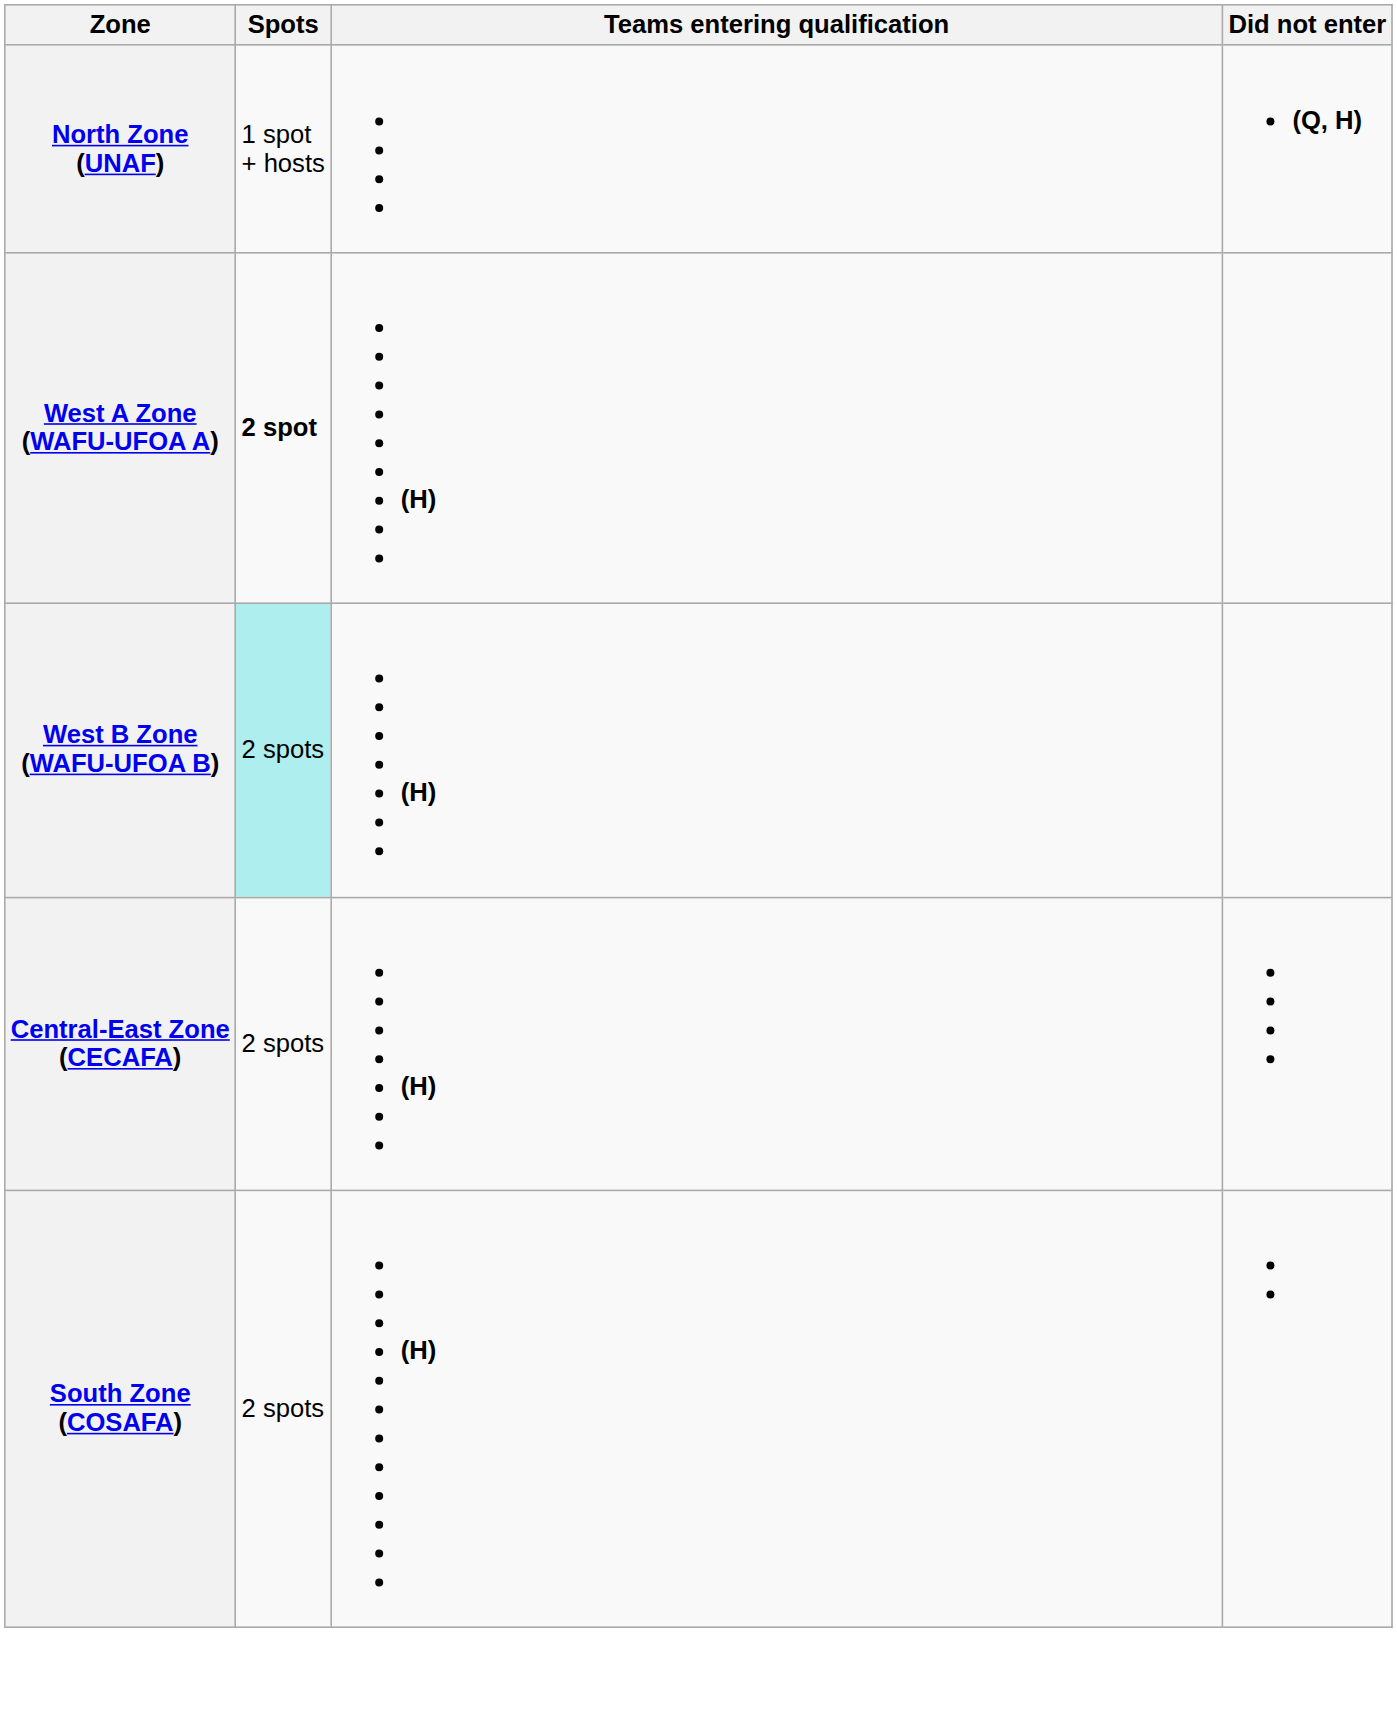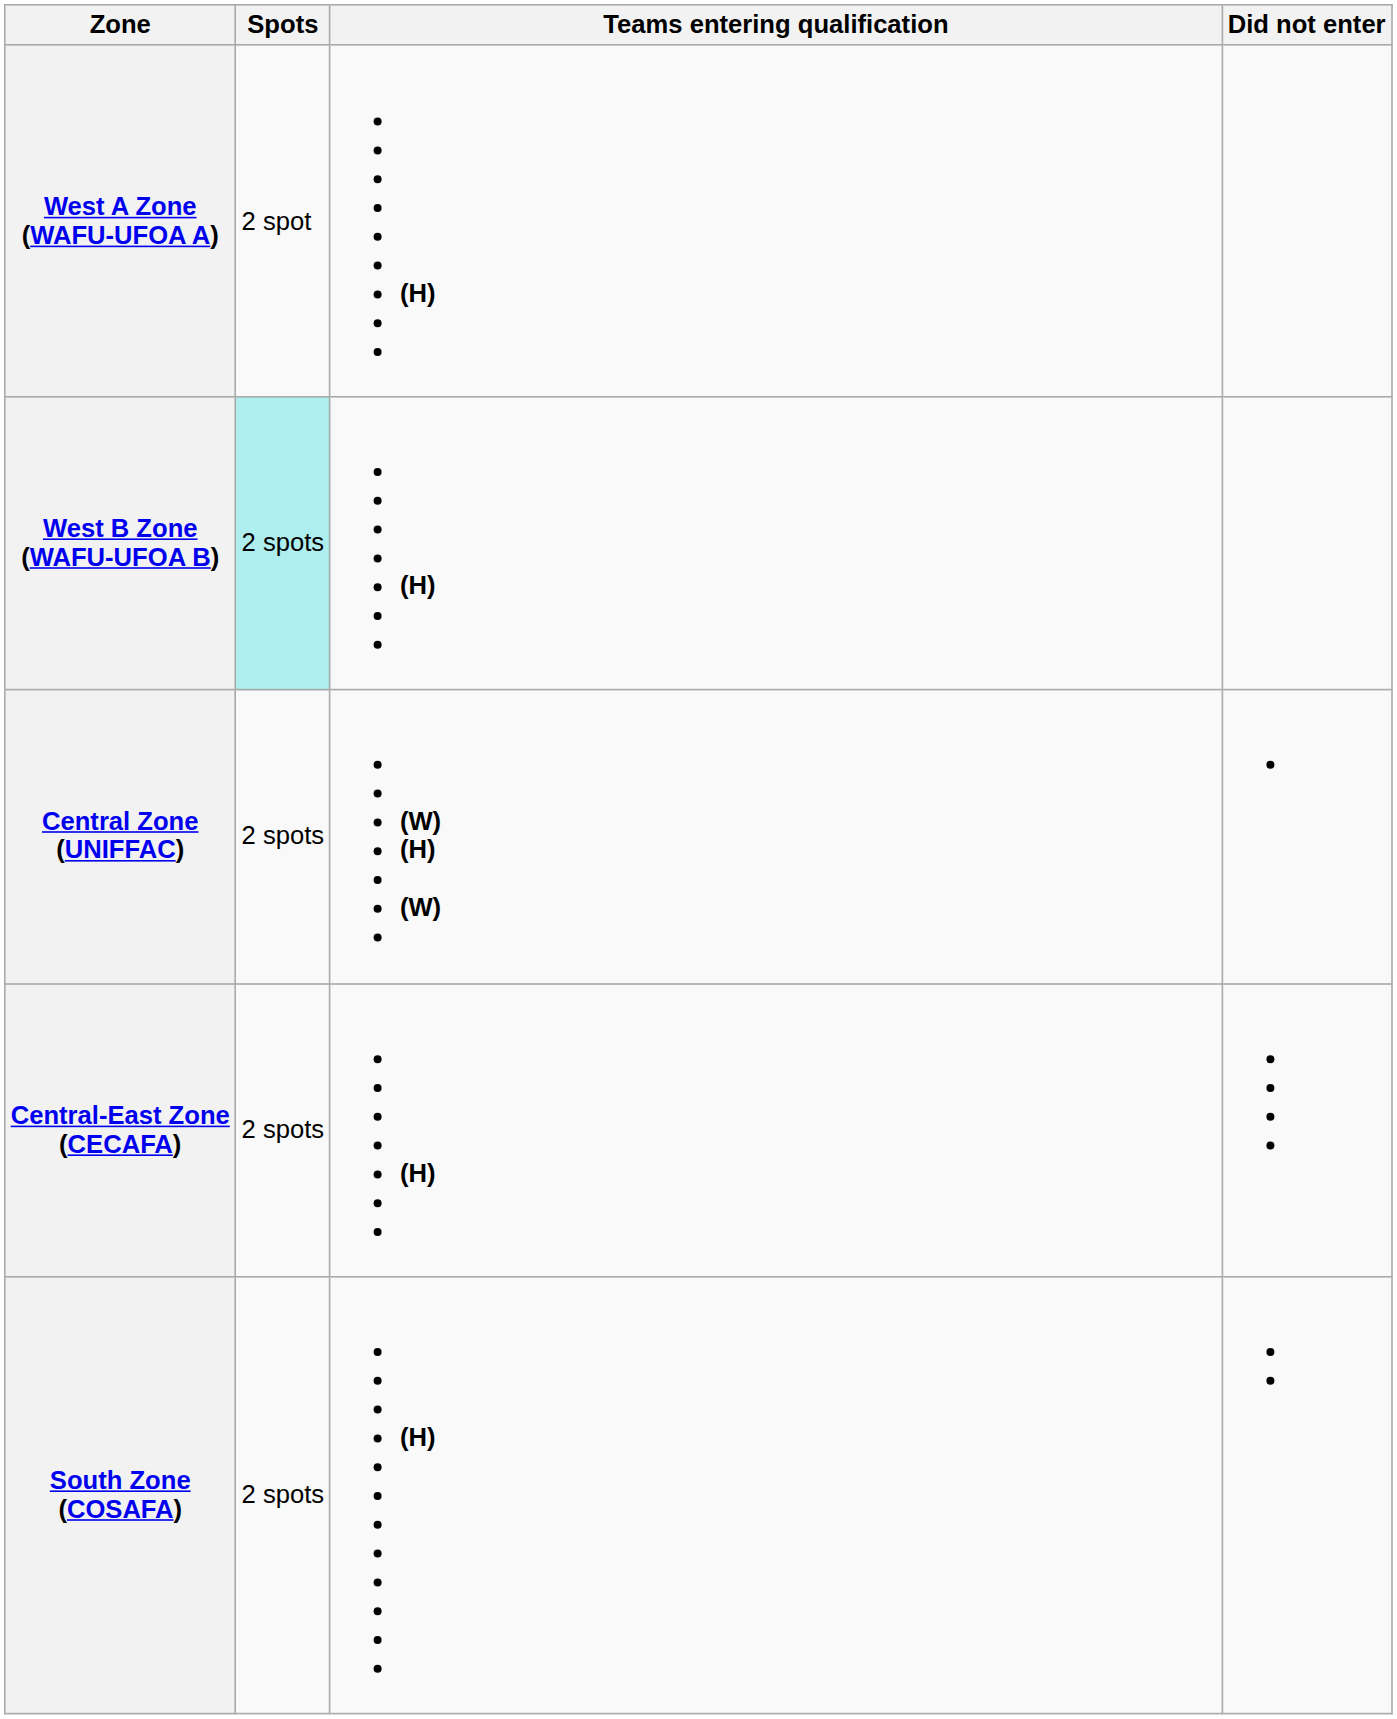- row: (120, 148)
(279, 427) bold -> (276, 220) normal
+ row: (120, 836)
